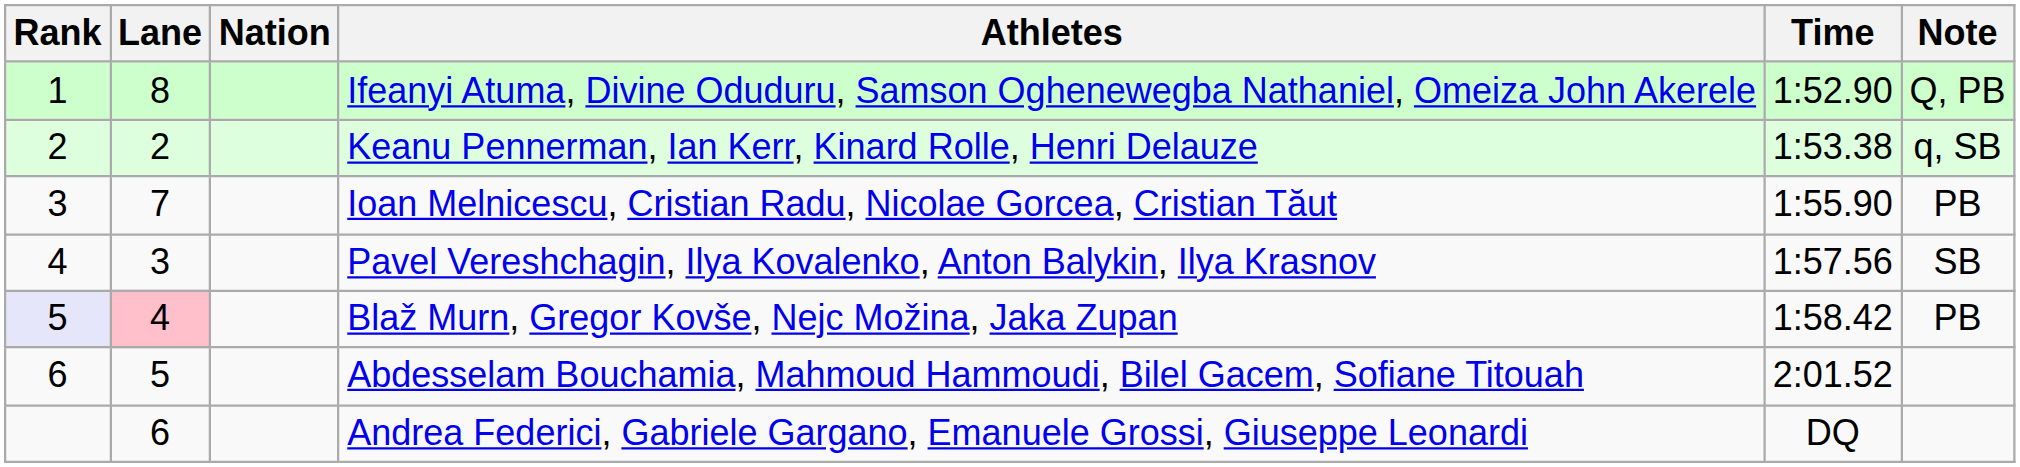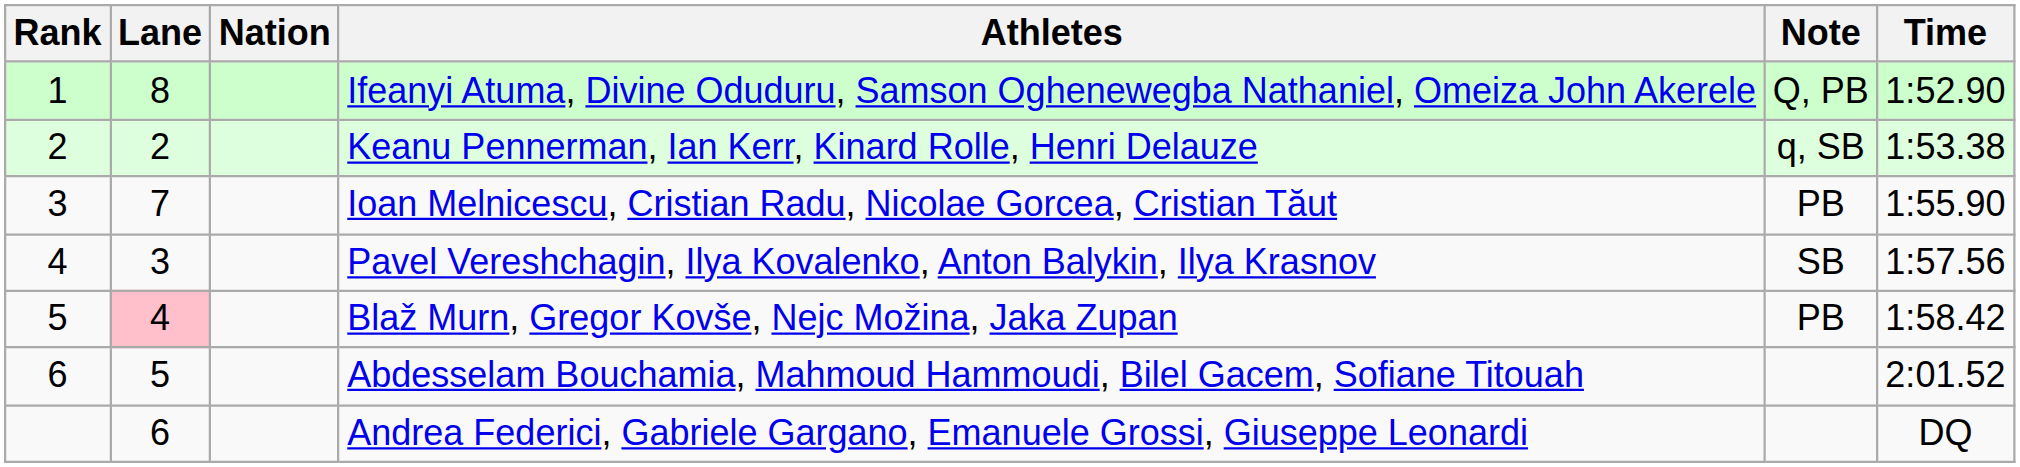columns swapped: (1833, 33) <-> (1957, 33)
(57, 318) lavender background -> (57, 318) no background
